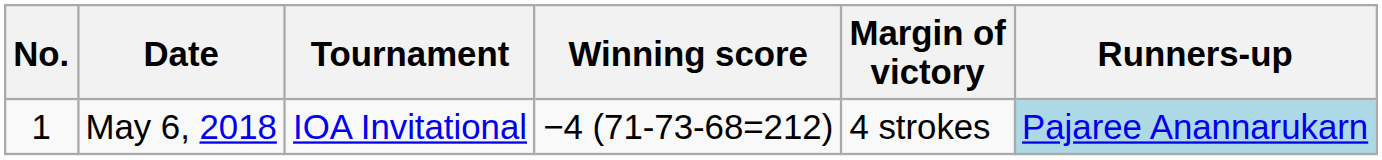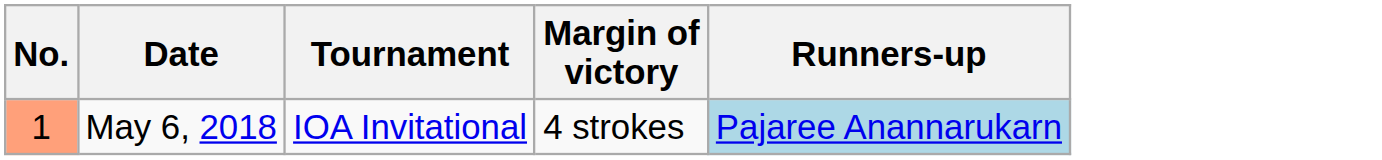- column: (688, 52)
(41, 127) no background -> (41, 127) lightsalmon background
